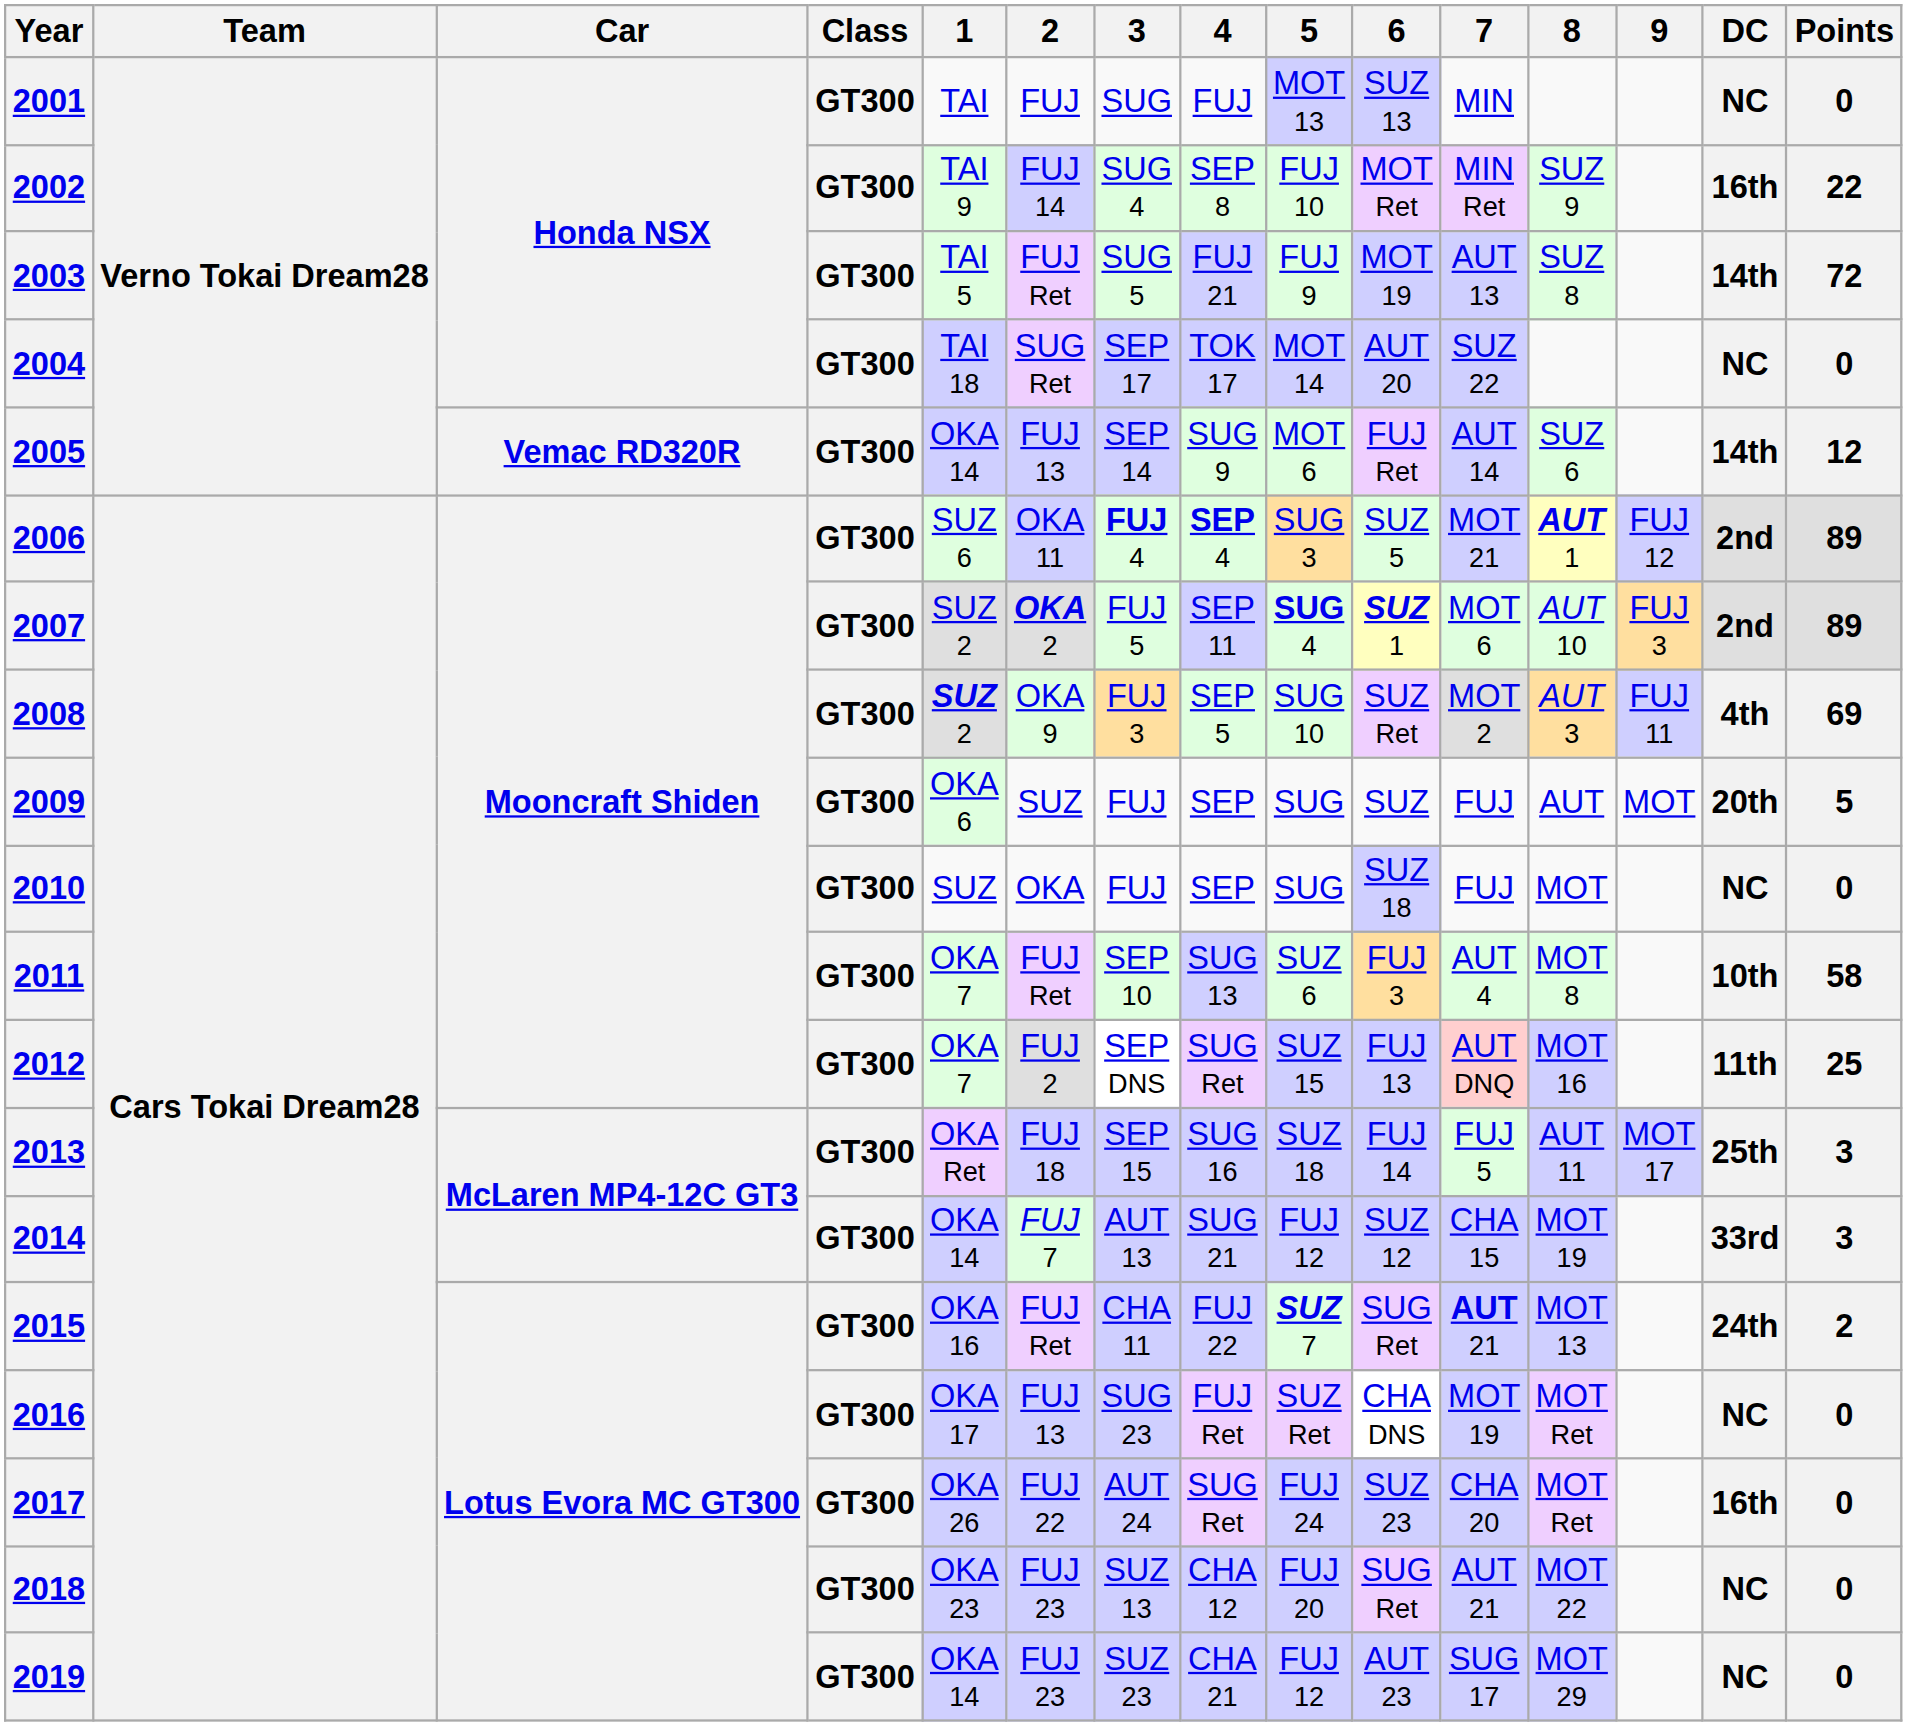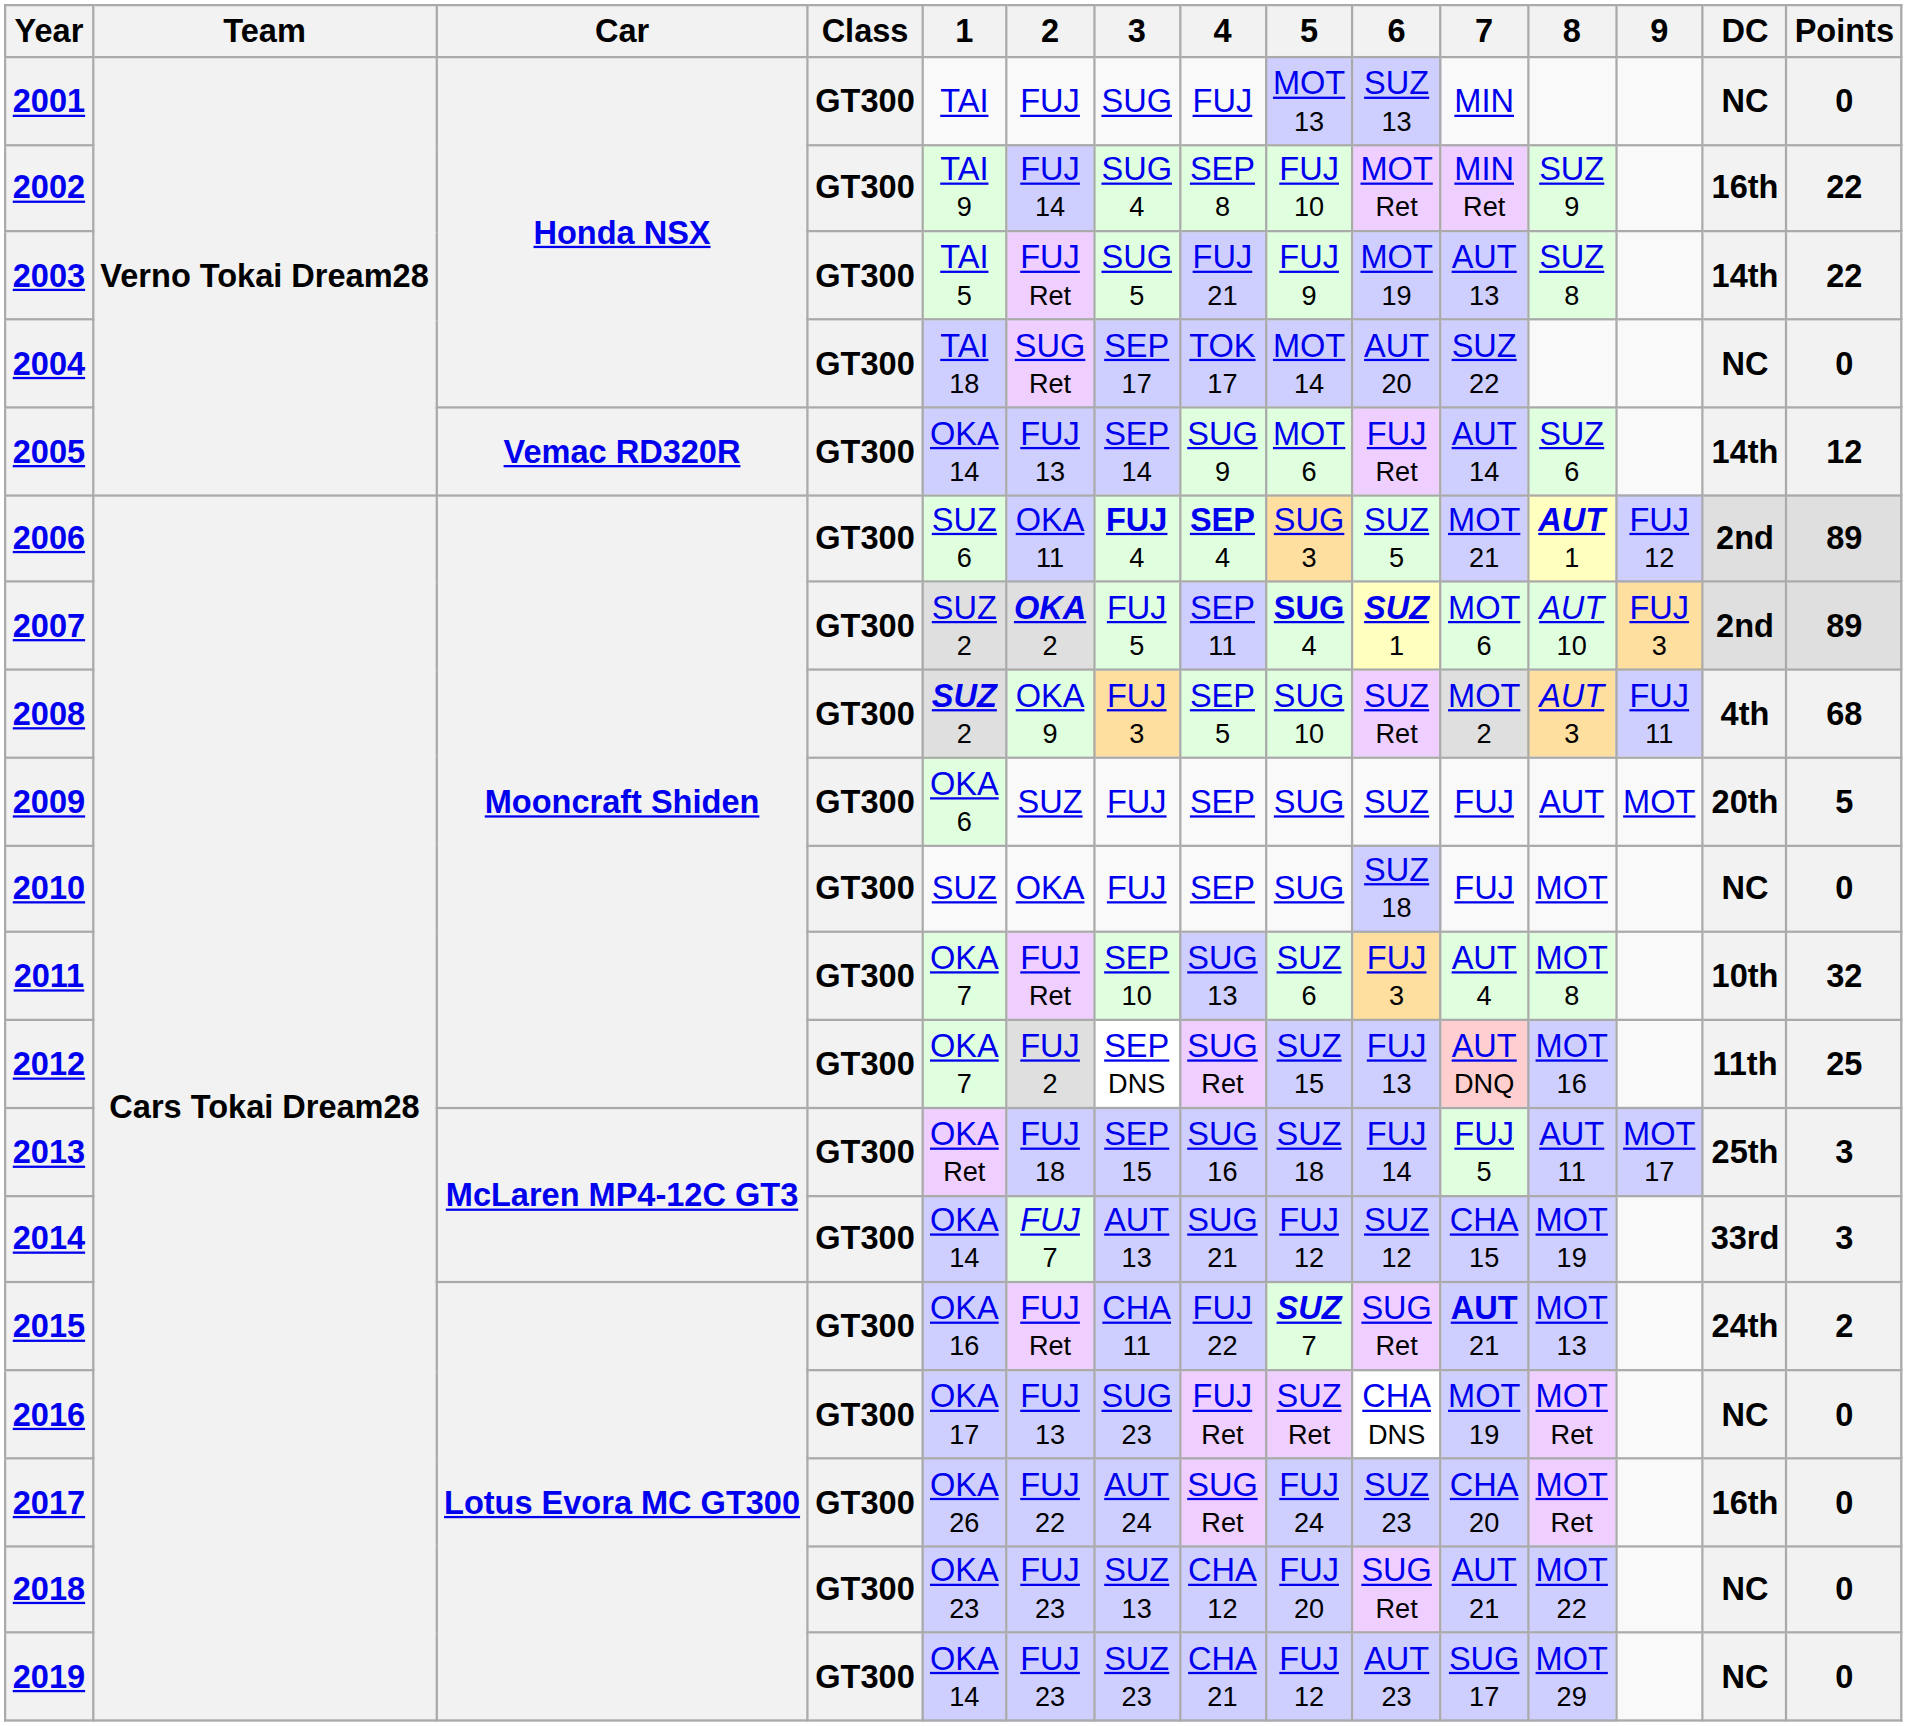(1844, 276) 72 -> (1844, 276) 22
(1844, 714) 69 -> (1844, 714) 68
(1844, 976) 58 -> (1844, 976) 32
